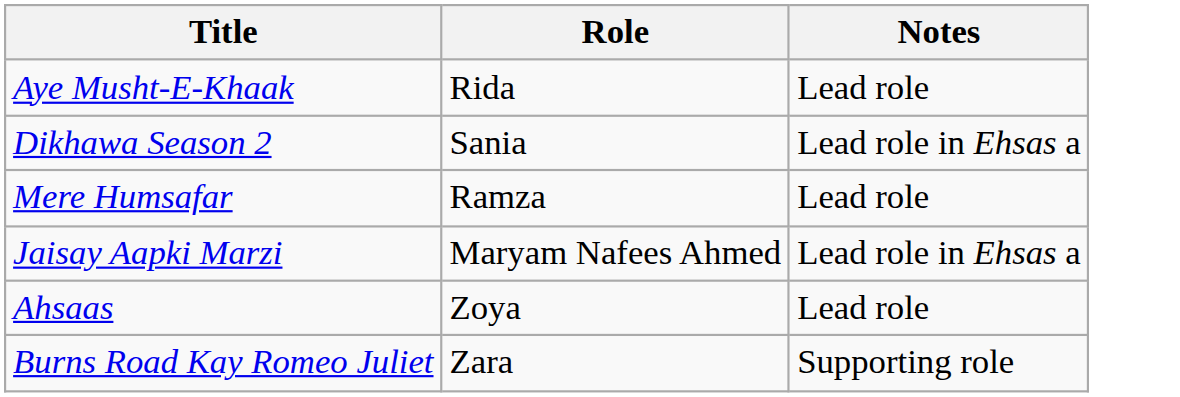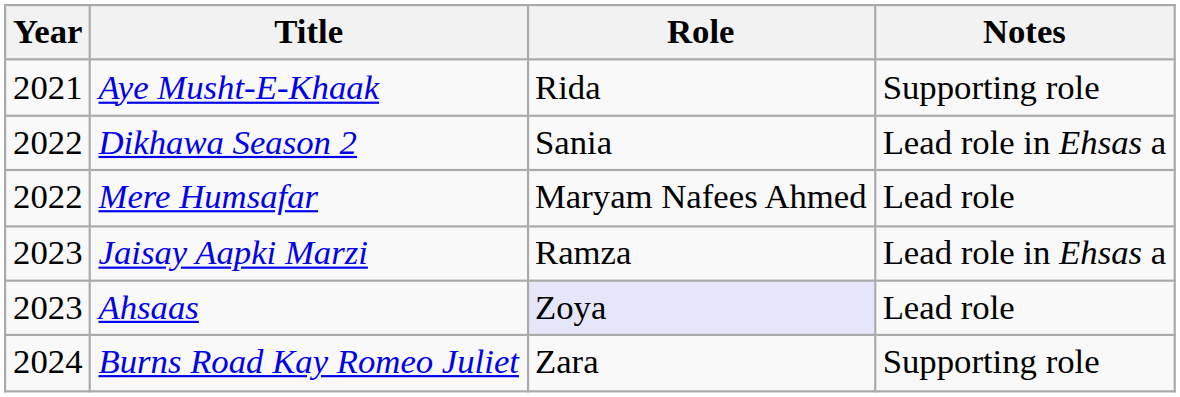+ column: (48, 32)
(863, 87) Lead role -> (991, 87) Supporting role
(498, 197) Ramza -> (701, 197) Maryam Nafees Ahmed
(615, 252) Maryam Nafees Ahmed -> (583, 252) Ramza
(485, 307) no background -> (571, 307) lavender background
